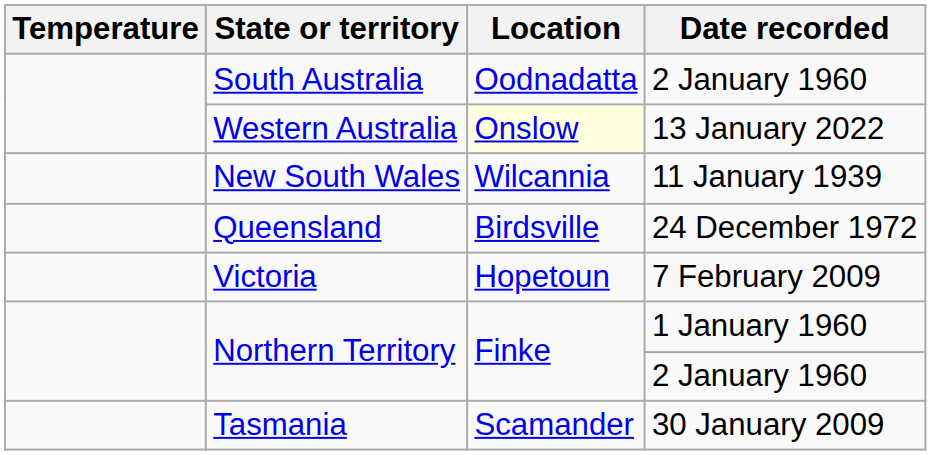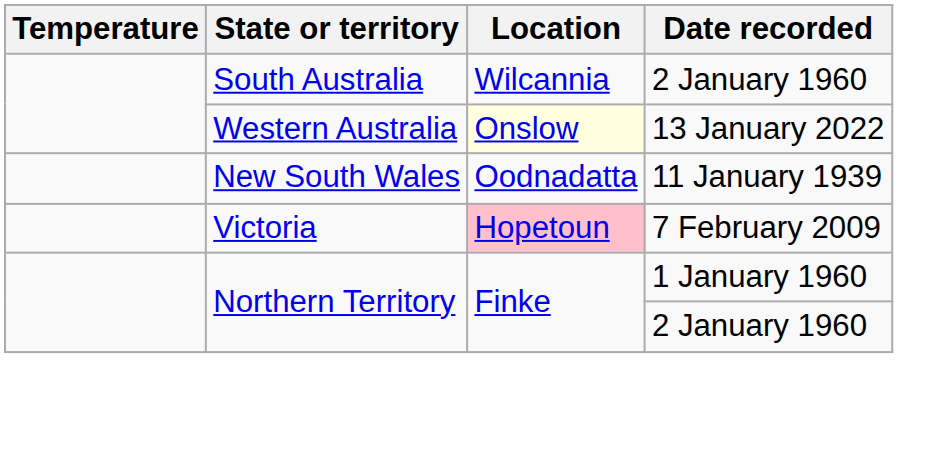(556, 78) Oodnadatta -> (542, 78) Wilcannia
(542, 177) Wilcannia -> (556, 177) Oodnadatta
- row: (297, 227)
(542, 276) no background -> (542, 227) pink background
- row: (280, 425)
